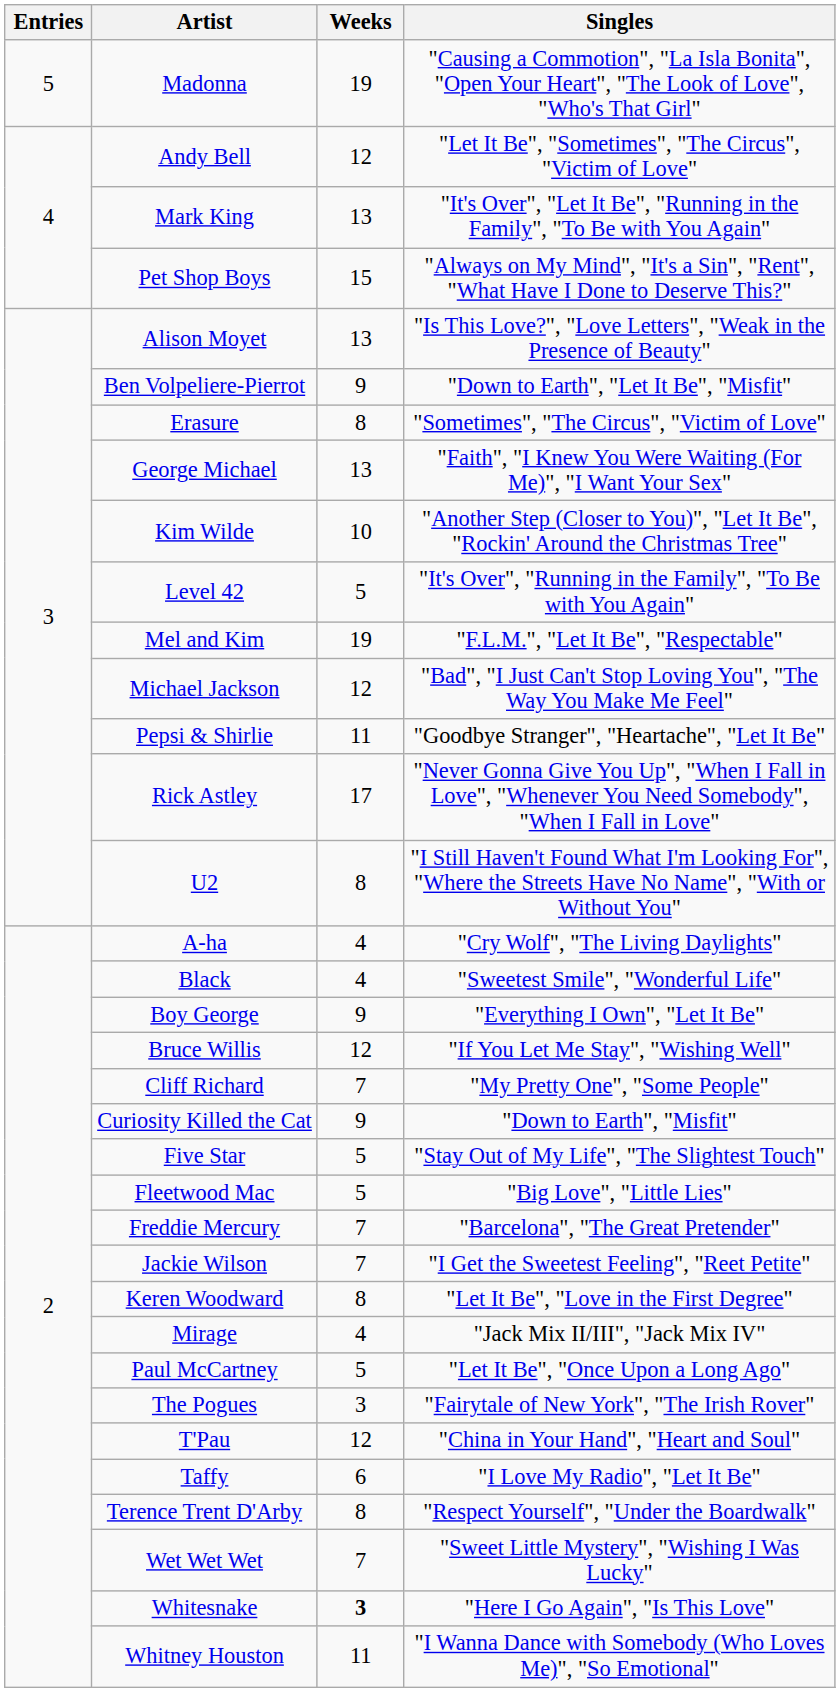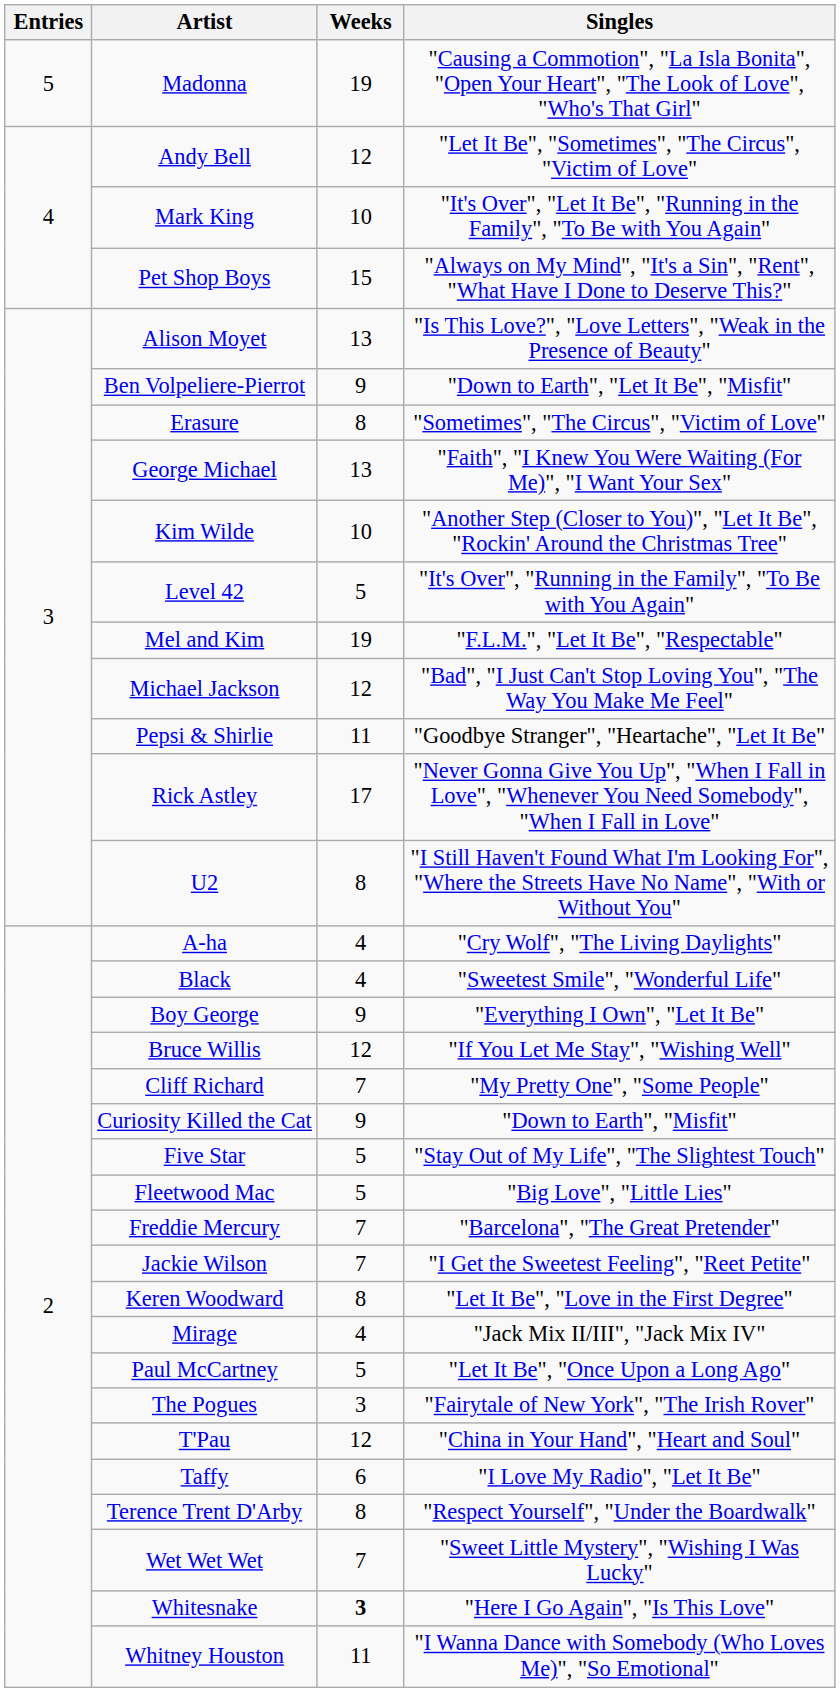(361, 217) 13 -> (361, 217) 10
